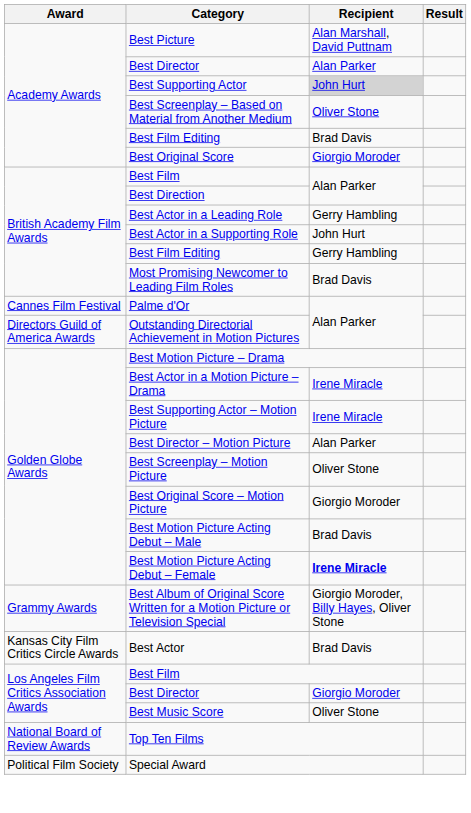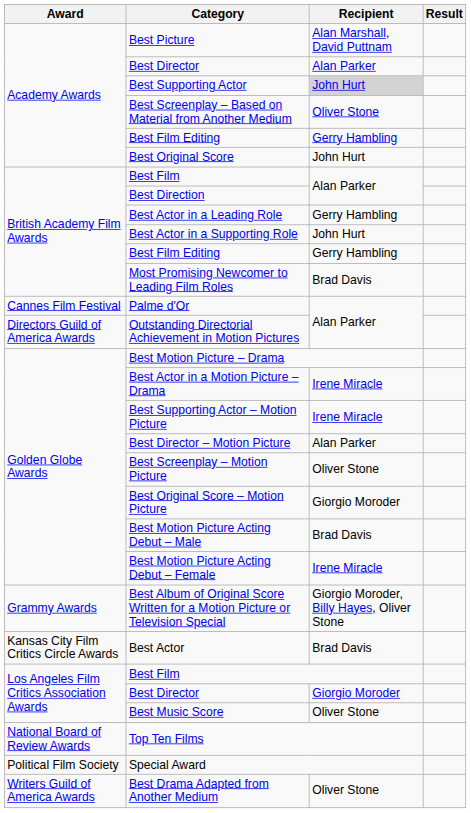(342, 137) Brad Davis -> (355, 137) Gerry Hambling
(356, 157) Giorgio Moroder -> (339, 157) John Hurt
(349, 568) bold -> (347, 568) normal
+ row: (51, 791)
